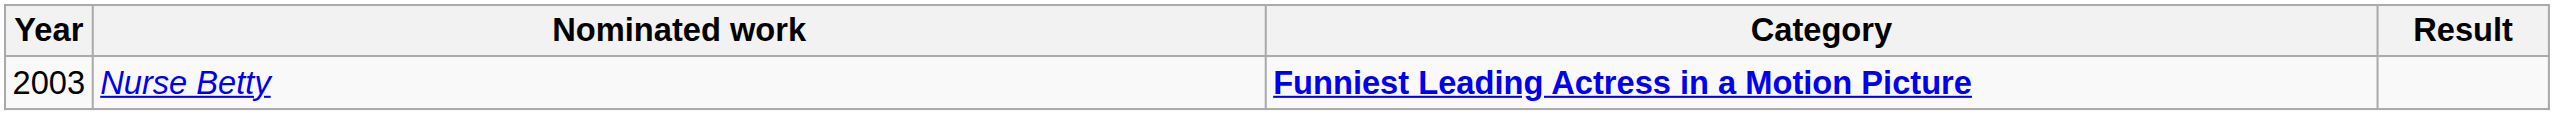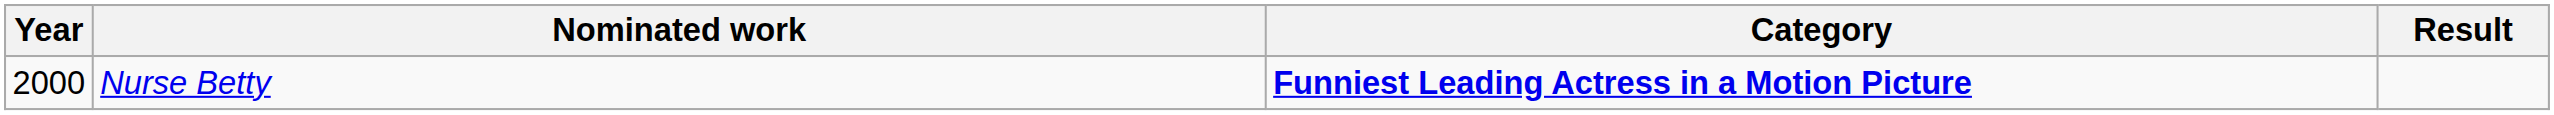(49, 82) 2003 -> (49, 82) 2000
